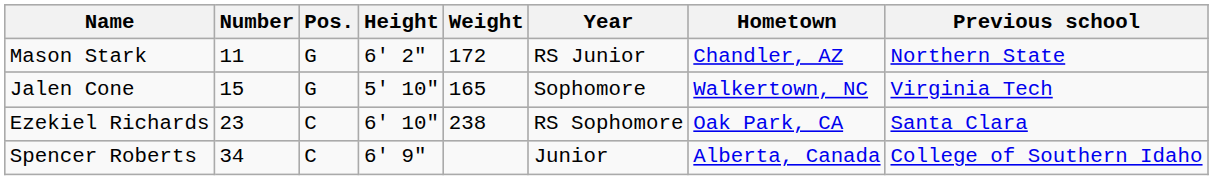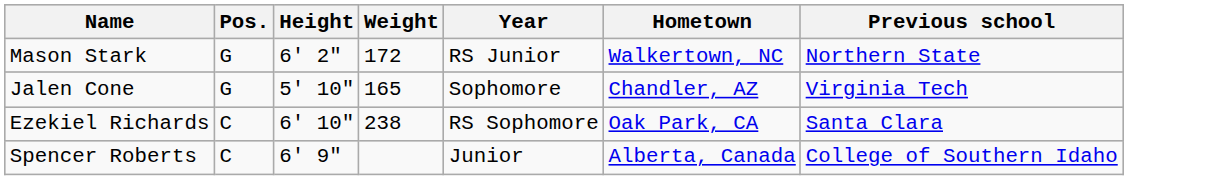- column: (257, 22)
(768, 56) Chandler, AZ -> (696, 56) Walkertown, NC
(781, 90) Walkertown, NC -> (683, 90) Chandler, AZ
